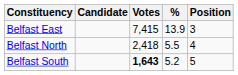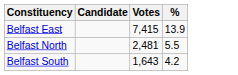- column: (210, 12)
(145, 45) 2,418 -> (145, 45) 2,481
(145, 62) bold -> (145, 62) normal
(172, 62) 5.2 -> (172, 62) 4.2
